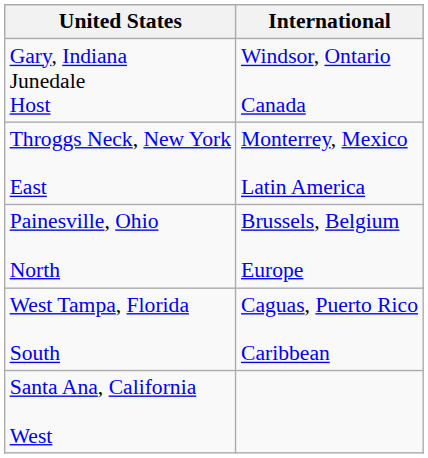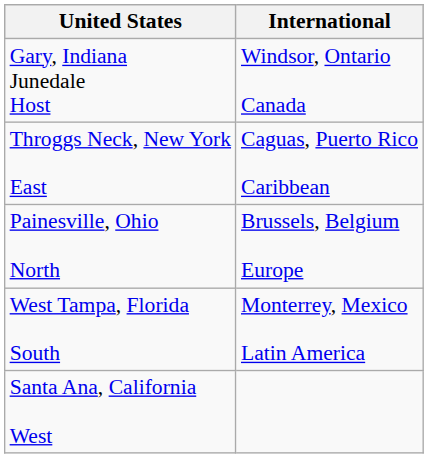(324, 163) Monterrey, Mexico Latin America -> (330, 163) Caguas, Puerto Rico Caribbean
(330, 328) Caguas, Puerto Rico Caribbean -> (324, 328) Monterrey, Mexico Latin America
